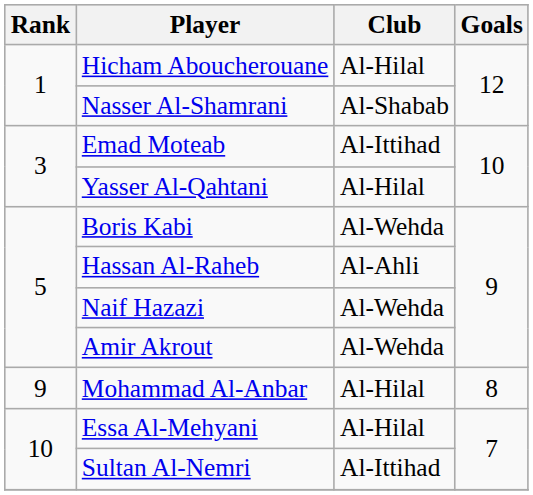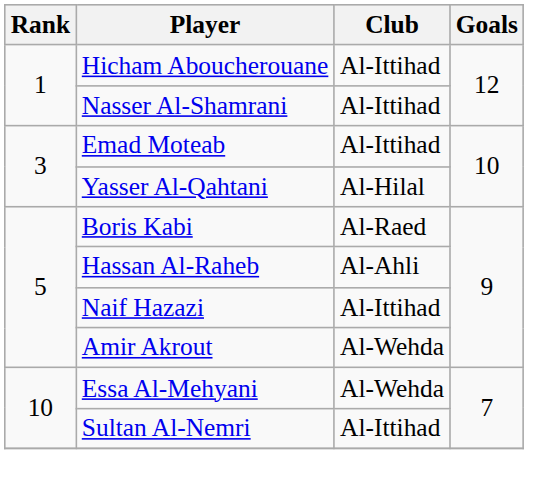(382, 65) Al-Hilal -> (390, 65) Al-Ittihad
(394, 105) Al-Shabab -> (390, 105) Al-Ittihad
(392, 226) Al-Wehda -> (383, 226) Al-Raed
(392, 307) Al-Wehda -> (390, 307) Al-Ittihad
- row: (194, 387)
(382, 428) Al-Hilal -> (392, 387) Al-Wehda
